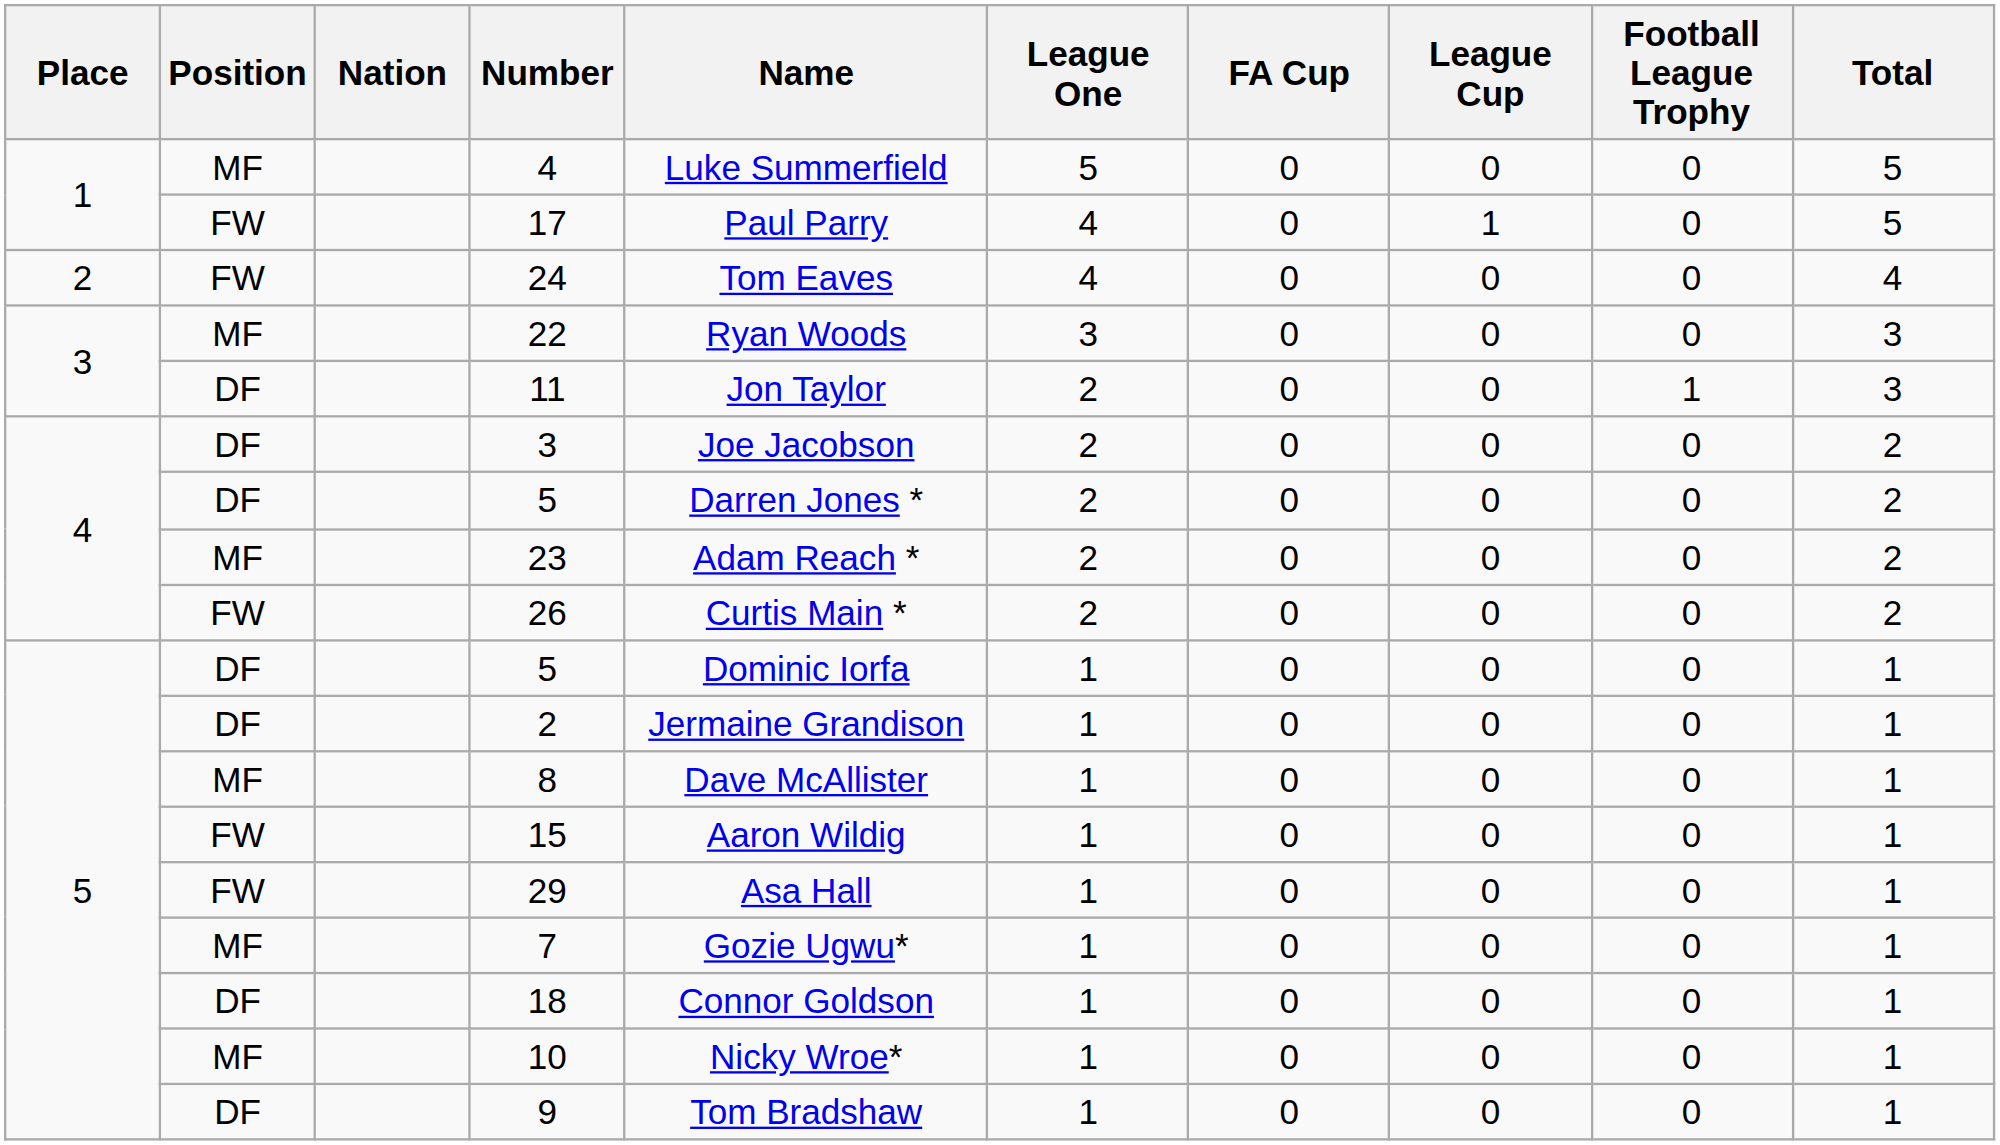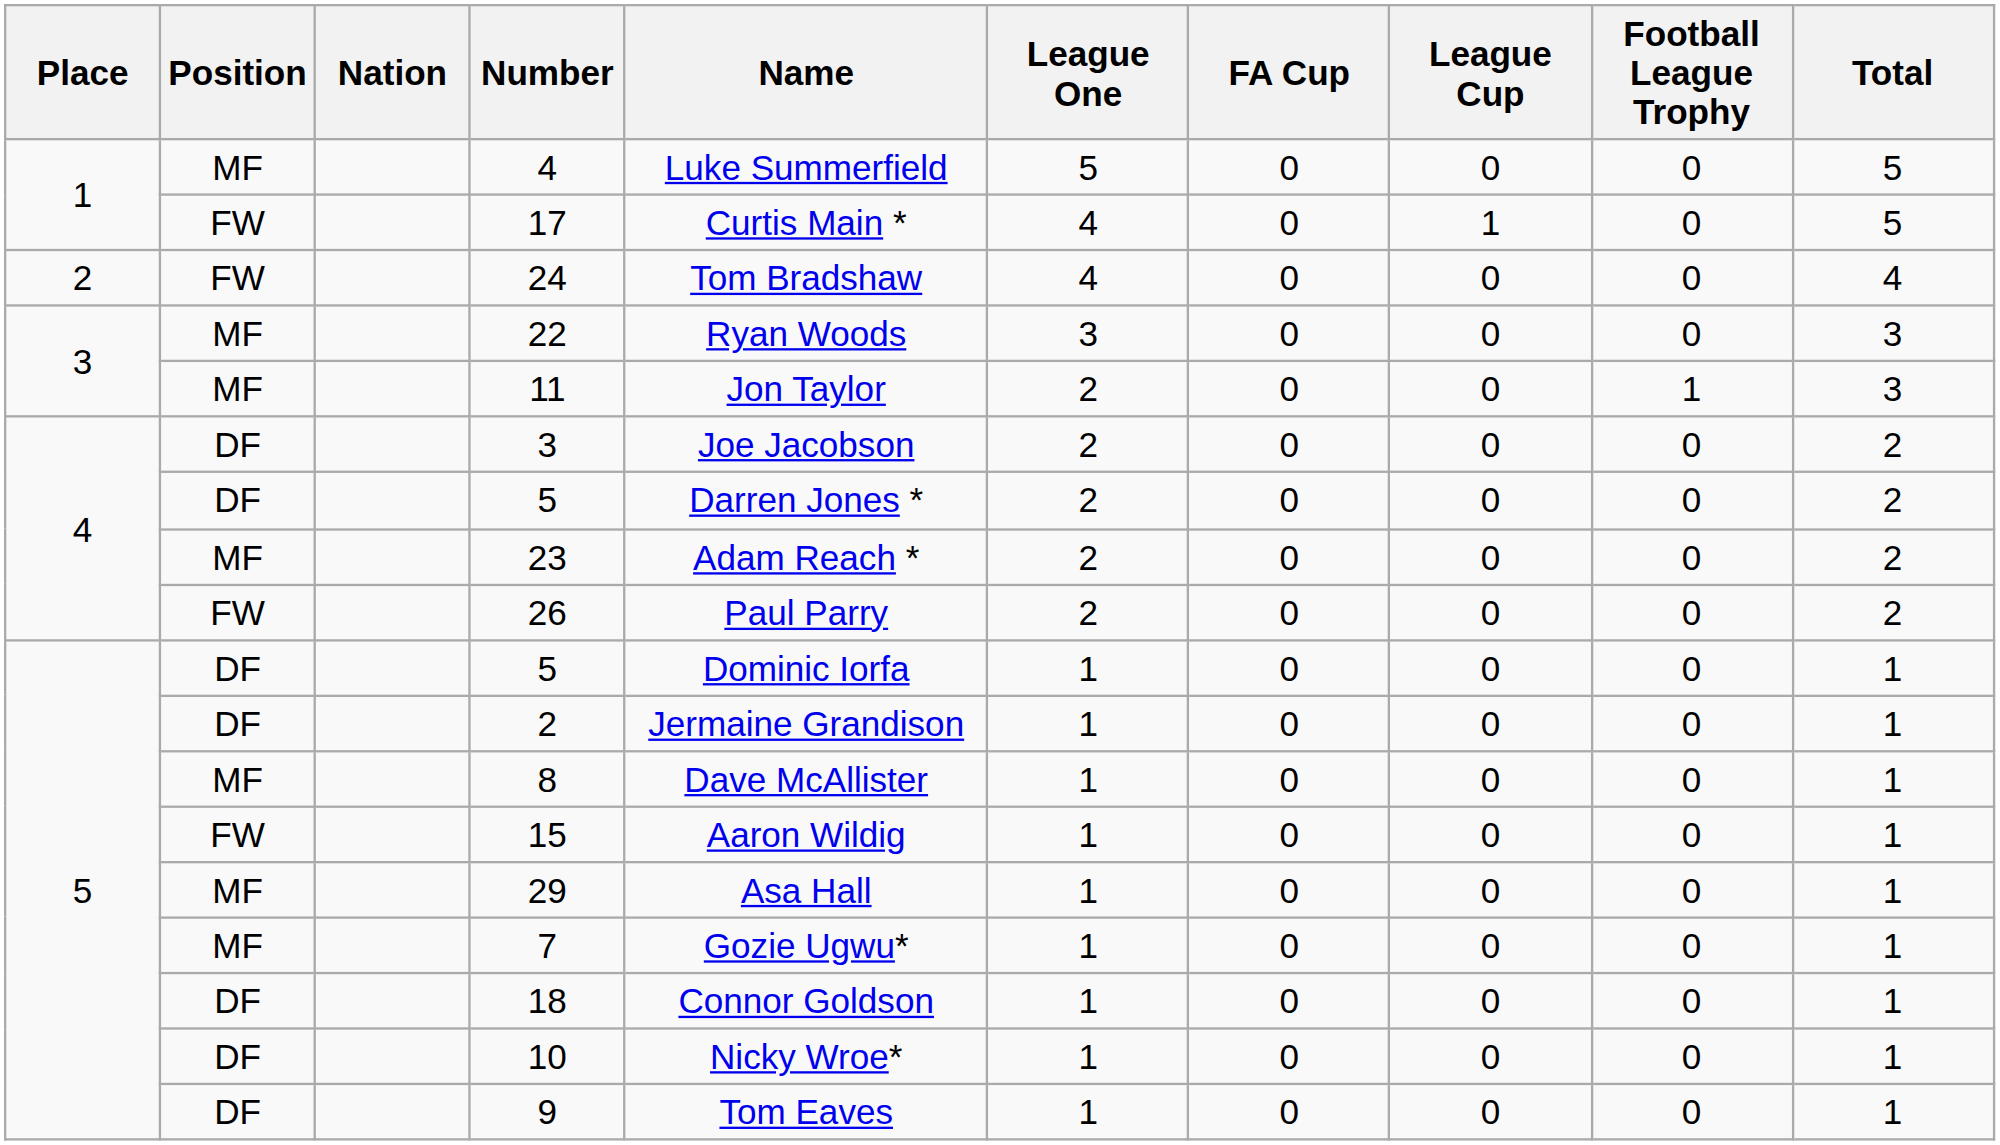(806, 223) Paul Parry -> (806, 223) Curtis Main *
(806, 278) Tom Eaves -> (806, 278) Tom Bradshaw
(238, 390) DF -> (238, 390) MF
(806, 612) Curtis Main * -> (806, 612) Paul Parry
(238, 890) FW -> (238, 890) MF
(238, 1057) MF -> (238, 1057) DF
(806, 1112) Tom Bradshaw -> (806, 1112) Tom Eaves
